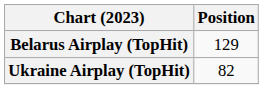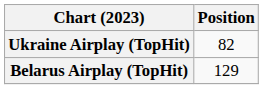rows swapped: (99, 44) <-> (99, 70)
